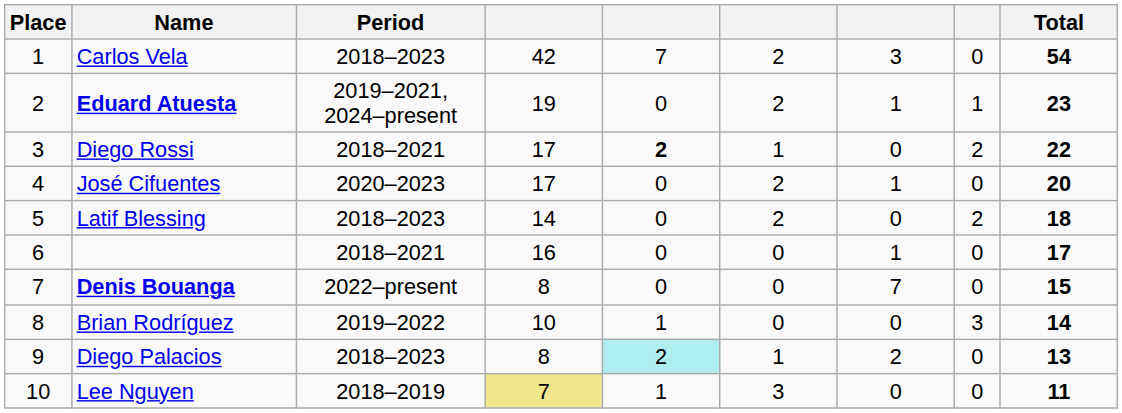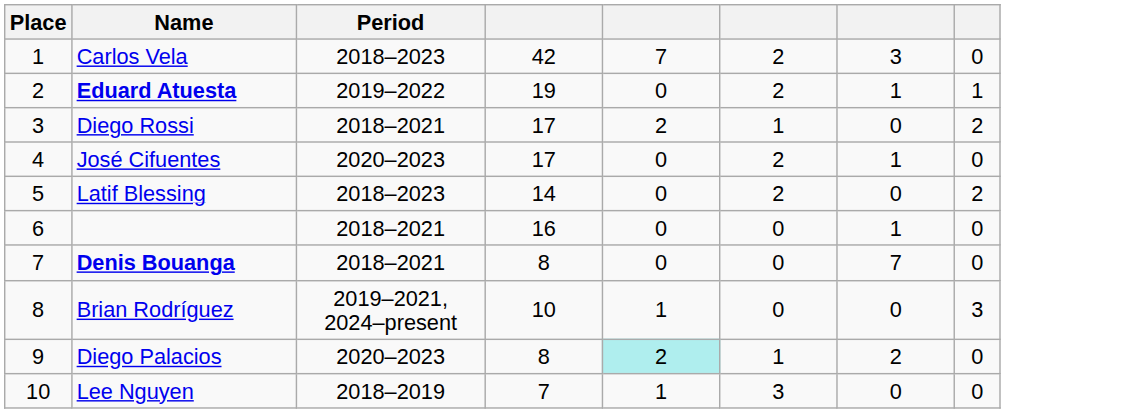- column: (1059, 22)
(391, 103) 2019–2021, 2024–present -> (391, 91) 2019–2022
(661, 150) bold -> (661, 125) normal
(391, 287) 2022–present -> (391, 263) 2018–2021
(391, 322) 2019–2022 -> (391, 310) 2019–2021, 2024–present
(391, 356) 2018–2023 -> (391, 356) 2020–2023
(544, 391) khaki background -> (544, 391) no background
